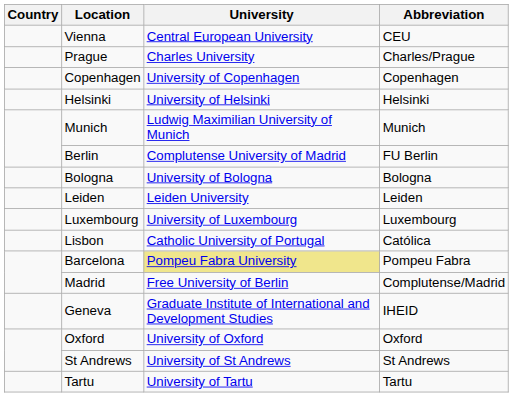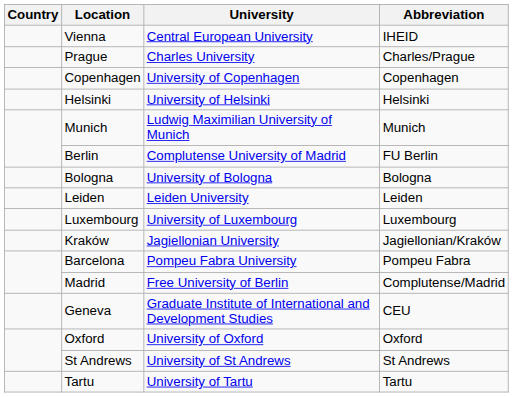(397, 36) CEU -> (400, 36) IHEID
+ row: (87, 240)
- row: (84, 240)
(222, 261) khaki background -> (222, 261) no background
(400, 311) IHEID -> (397, 311) CEU
